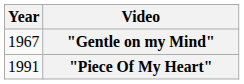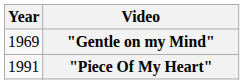(24, 41) 1967 -> (24, 41) 1969
